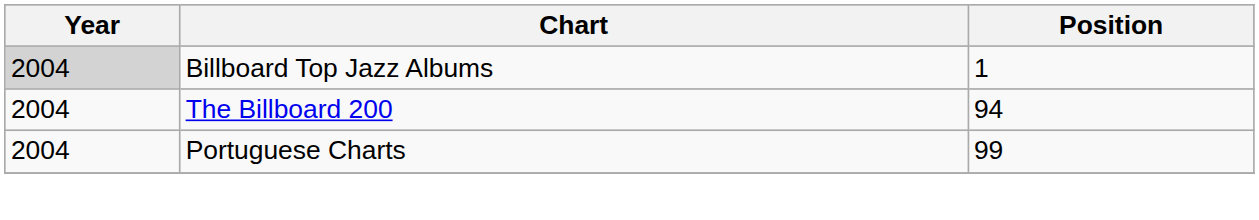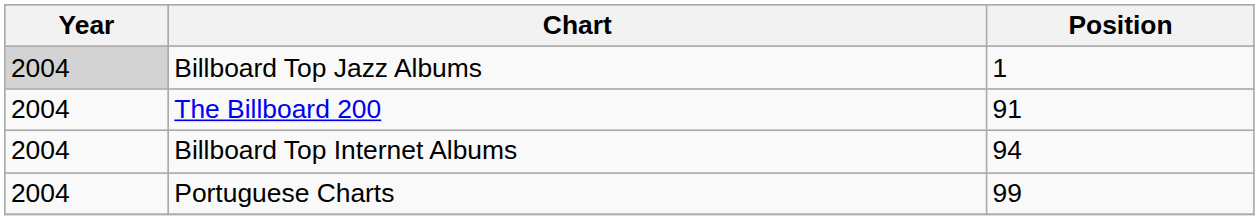(989, 109) 94 -> (1007, 109) 91
+ row: (346, 151)
